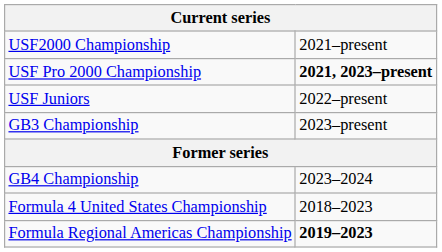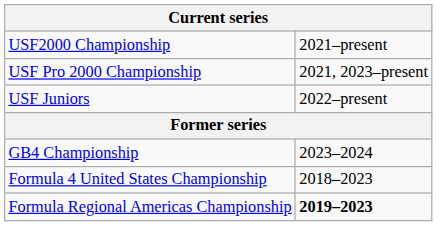(366, 71) bold -> (364, 71) normal
- row: (73, 125)
